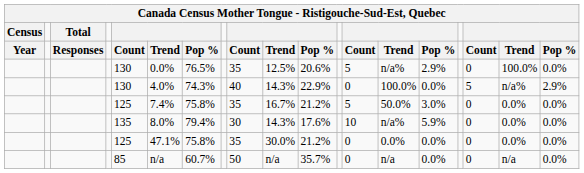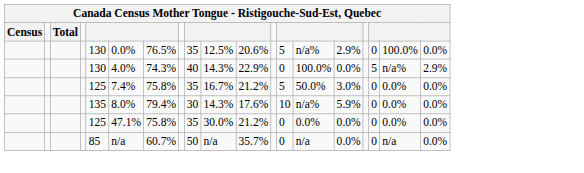- row: (25, 50)
